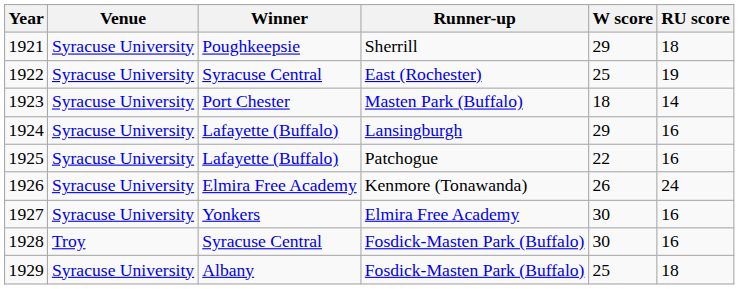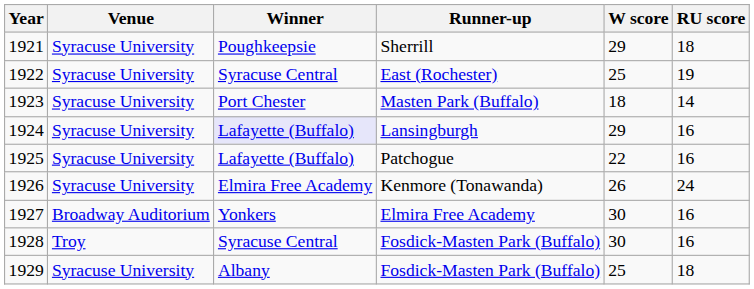(270, 130) no background -> (286, 130) lavender background
(123, 213) Syracuse University -> (131, 213) Broadway Auditorium
